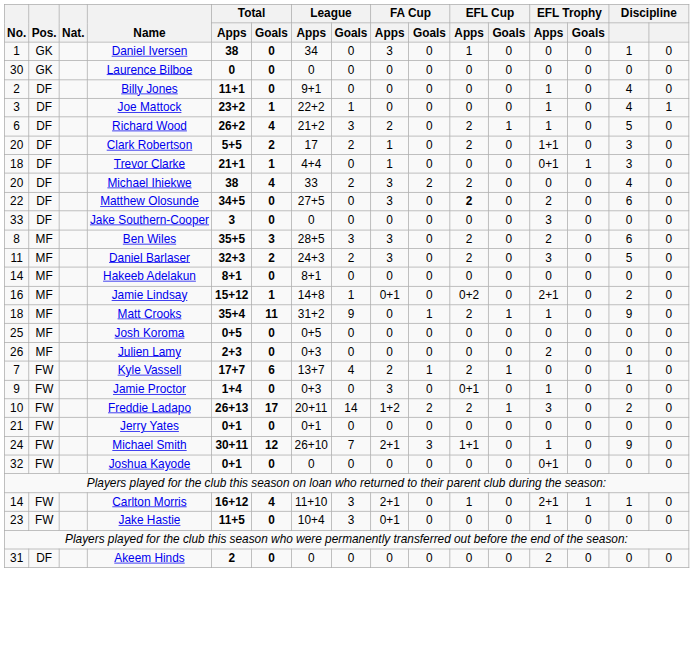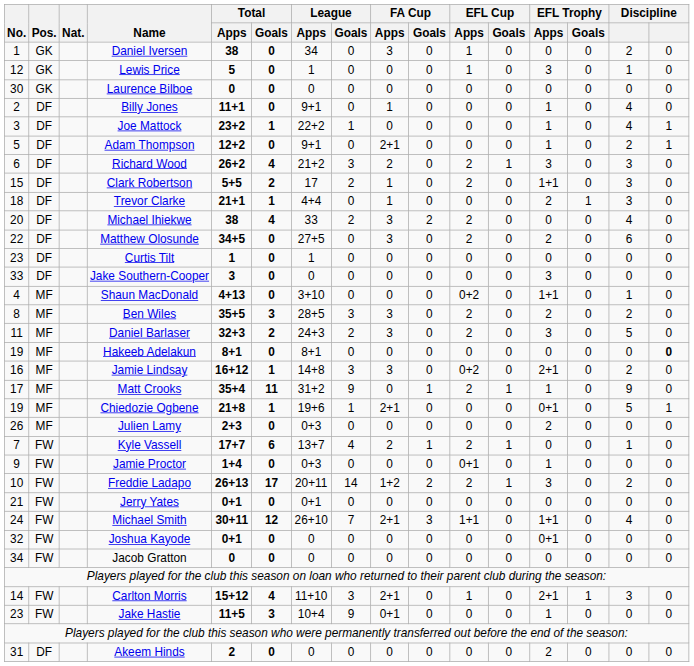(629, 51) 1 -> (629, 51) 2
+ row: (149, 70)
(390, 88) 0 -> (390, 107) 1
+ row: (149, 145)
(549, 126) 1 -> (549, 164) 3
(629, 126) 5 -> (629, 164) 3
(17, 145) 20 -> (17, 182) 15
(549, 164) 0+1 -> (549, 201) 2
(469, 201) bold -> (469, 239) normal
+ row: (149, 257)
+ row: (149, 295)
(629, 239) 6 -> (629, 314) 2
(17, 276) 14 -> (17, 351) 19
(669, 276) normal -> (669, 351) bold
(232, 295) 15+12 -> (232, 370) 16+12
(351, 295) 1 -> (351, 370) 3
(390, 295) 0+1 -> (390, 370) 3
(17, 314) 18 -> (17, 389) 17
+ row: (149, 408)
- row: (149, 333)
(390, 389) 3 -> (390, 464) 0
(549, 445) 1 -> (549, 520) 1+1
(629, 445) 9 -> (629, 520) 4
+ row: (149, 558)
(232, 502) 16+12 -> (232, 595) 15+12
(629, 502) 1 -> (629, 595) 3
(271, 520) 0 -> (271, 614) 3
(351, 520) 3 -> (351, 614) 9
